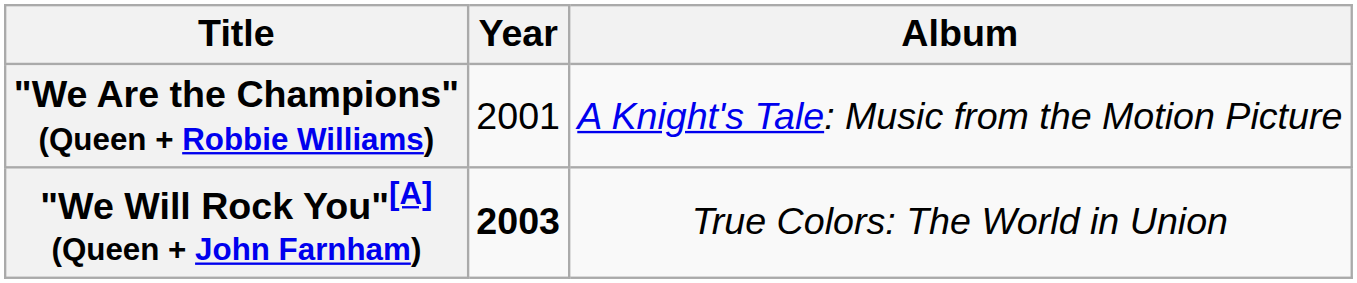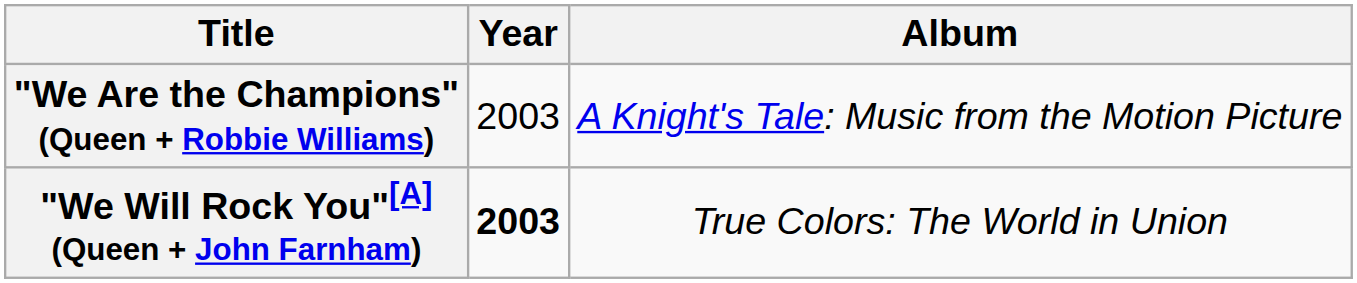(518, 115) 2001 -> (518, 115) 2003
